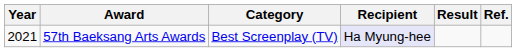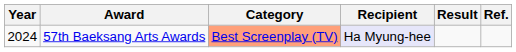(22, 36) 2021 -> (22, 36) 2024
(275, 36) no background -> (275, 36) lightsalmon background
